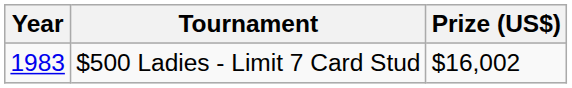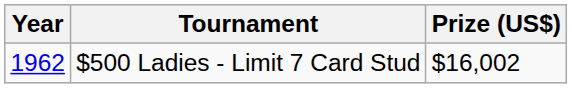(38, 62) 1983 -> (38, 62) 1962
